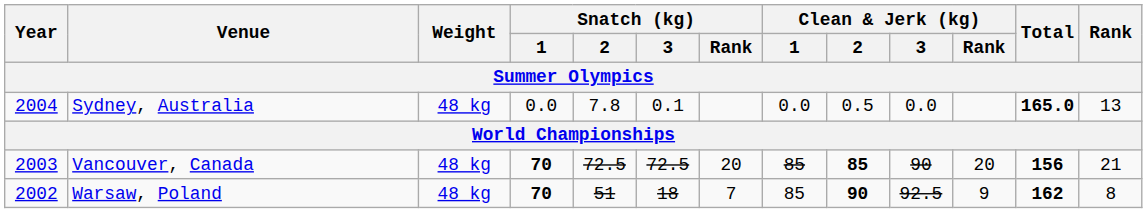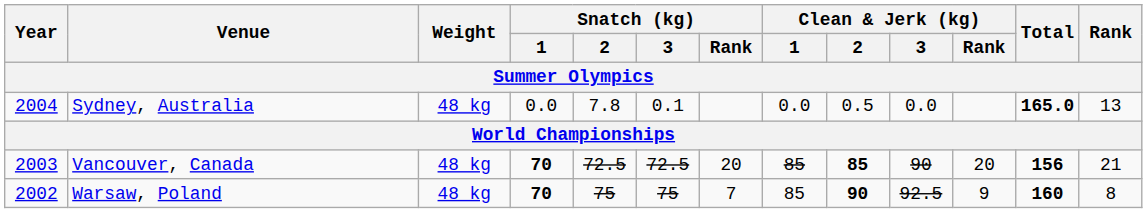(605, 193) 51 -> (605, 193) 75
(668, 193) 18 -> (668, 193) 75
(1047, 193) 162 -> (1047, 193) 160
